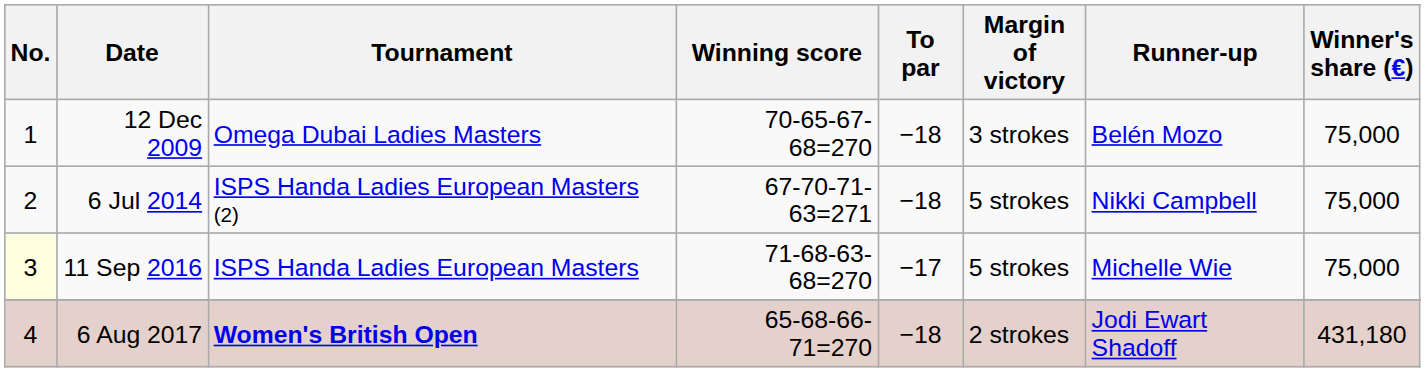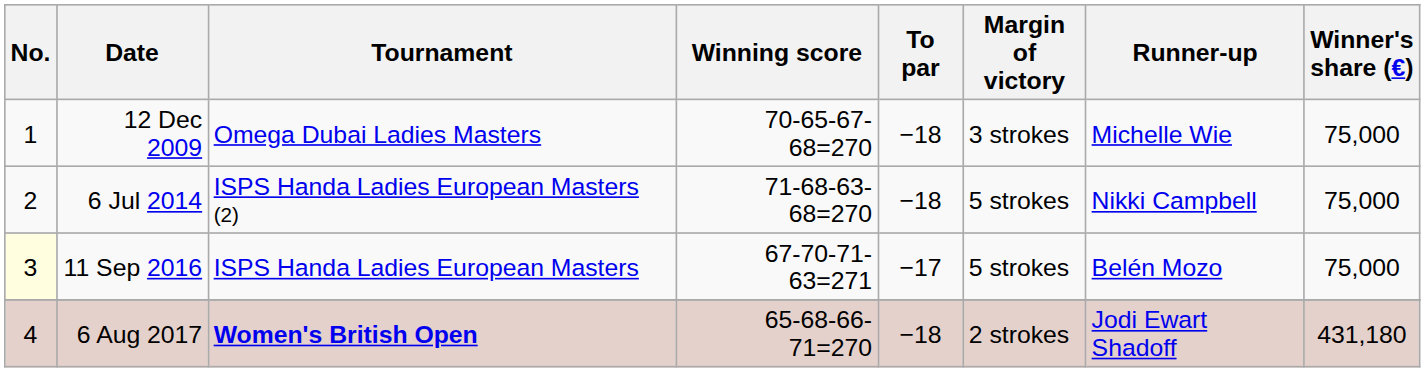(1157, 133) Belén Mozo -> (1162, 133) Michelle Wie
(818, 200) 67-70-71-63=271 -> (818, 200) 71-68-63-68=270
(818, 267) 71-68-63-68=270 -> (818, 267) 67-70-71-63=271
(1162, 267) Michelle Wie -> (1157, 267) Belén Mozo
